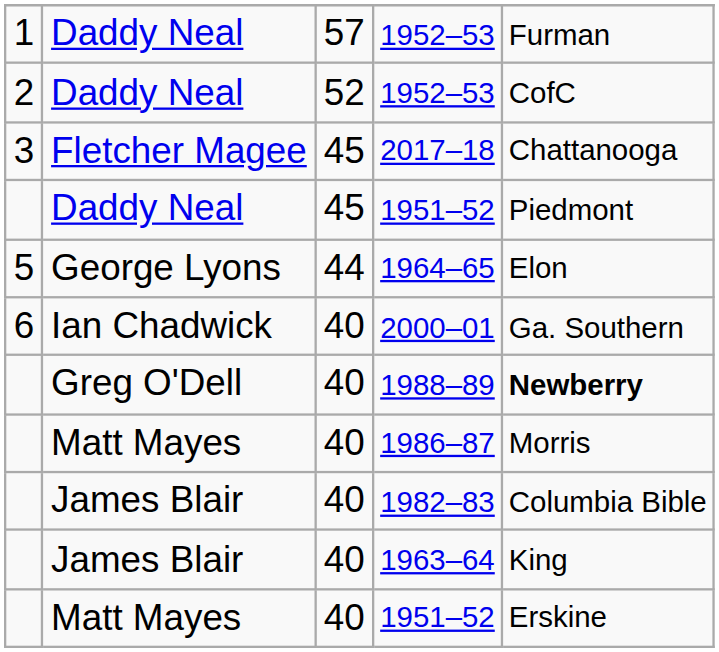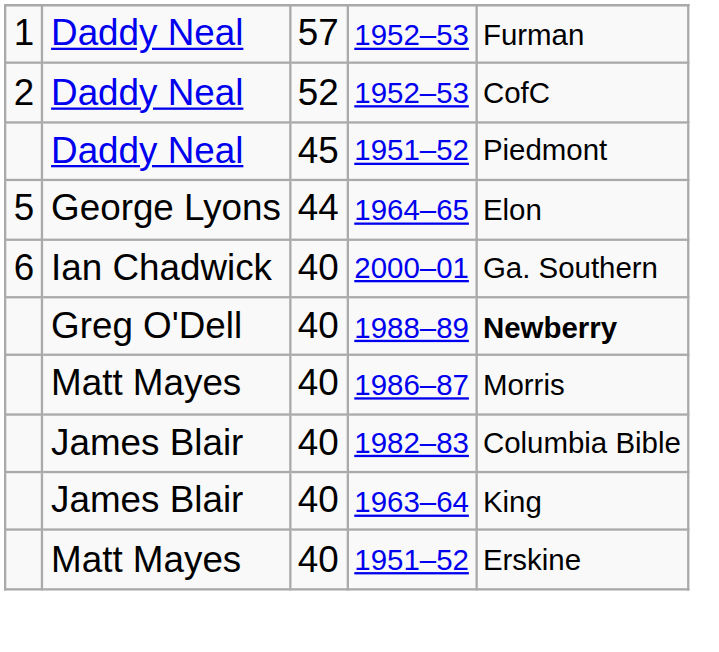- row: (344, 150)
